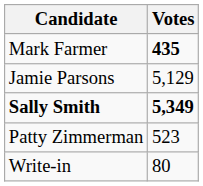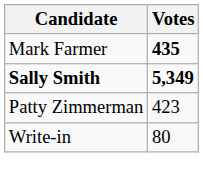- row: (62, 78)
(166, 136) 523 -> (166, 107) 423
